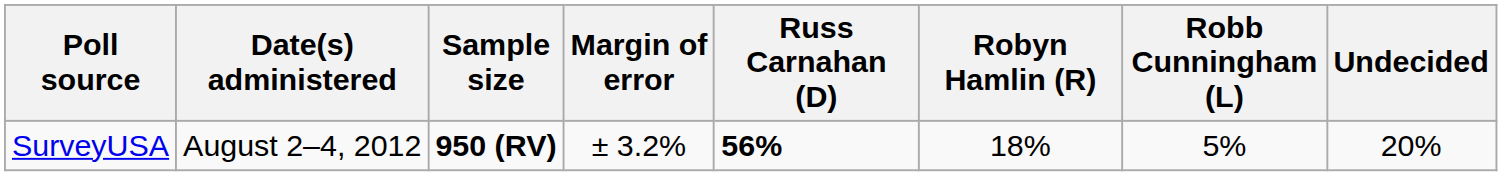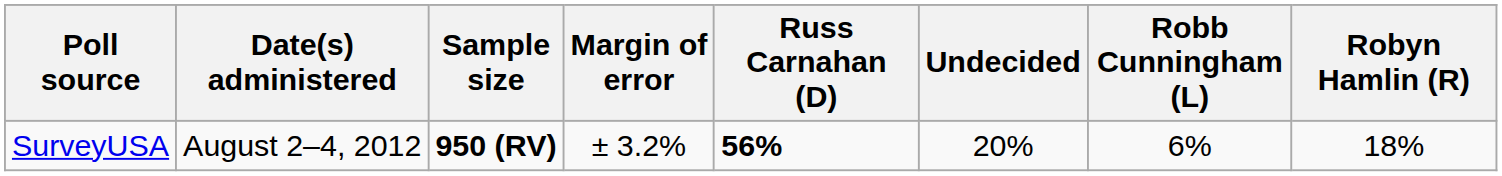columns swapped: (1020, 62) <-> (1411, 62)
(1224, 145) 5% -> (1190, 145) 6%
